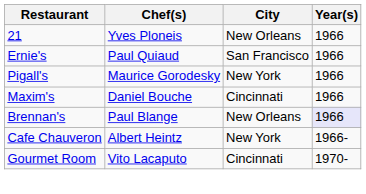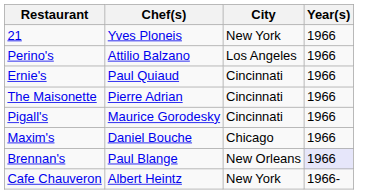(264, 35) New Orleans -> (253, 35) New York
+ row: (31, 55)
(267, 55) San Francisco -> (255, 76) Cincinnati
+ row: (52, 96)
(253, 76) New York -> (255, 117) Cincinnati
(255, 96) Cincinnati -> (250, 138) Chicago
- row: (52, 158)
